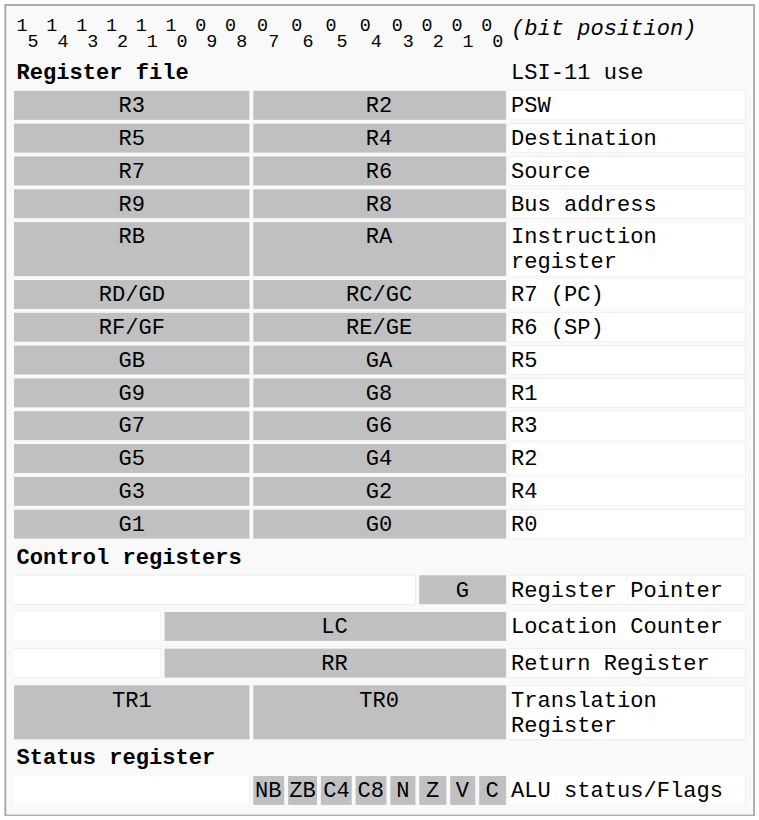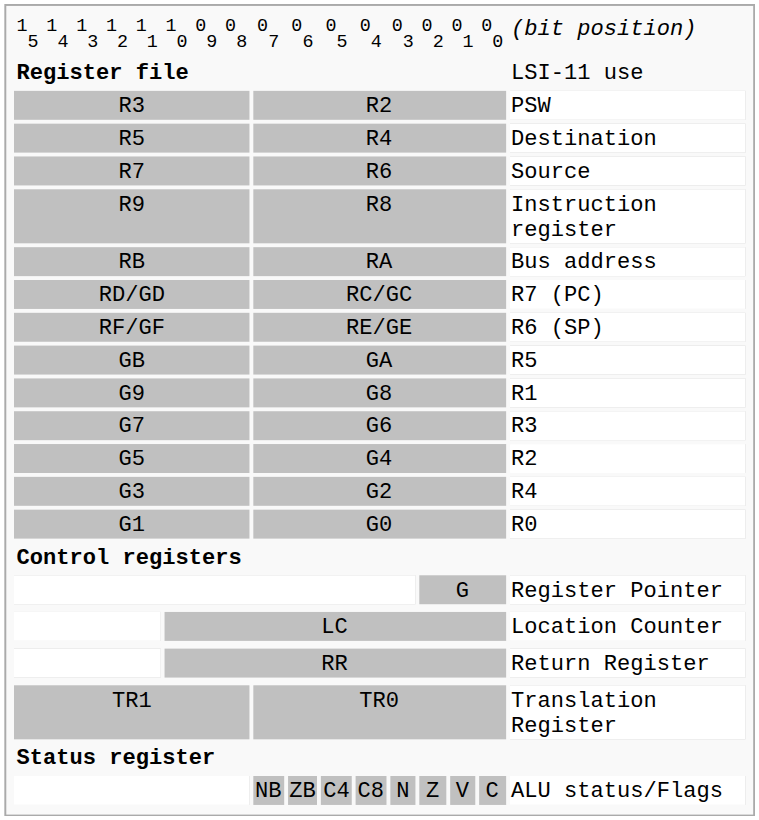(584, 204) Bus address -> (584, 217) Instruction register
(584, 250) Instruction register -> (584, 262) Bus address
